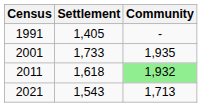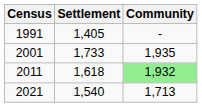(89, 92) 1,543 -> (89, 92) 1,540
